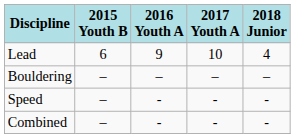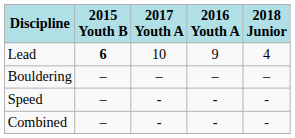columns swapped: (159, 23) <-> (215, 23)
(103, 54) normal -> (103, 54) bold
